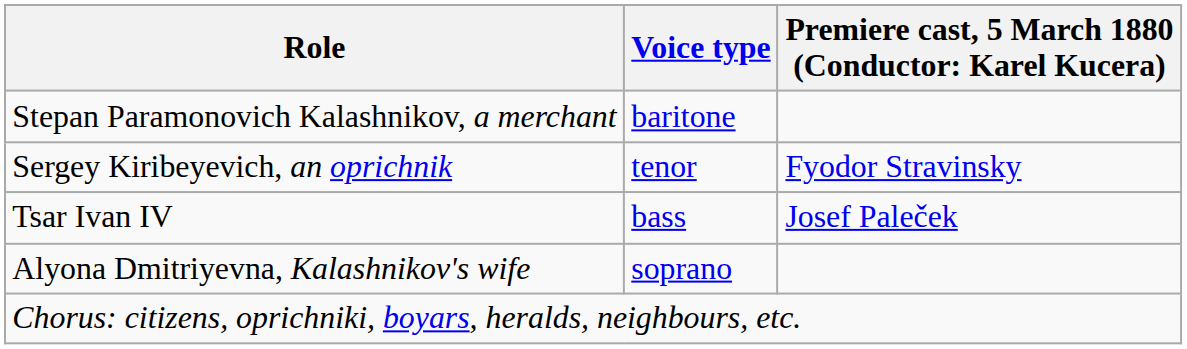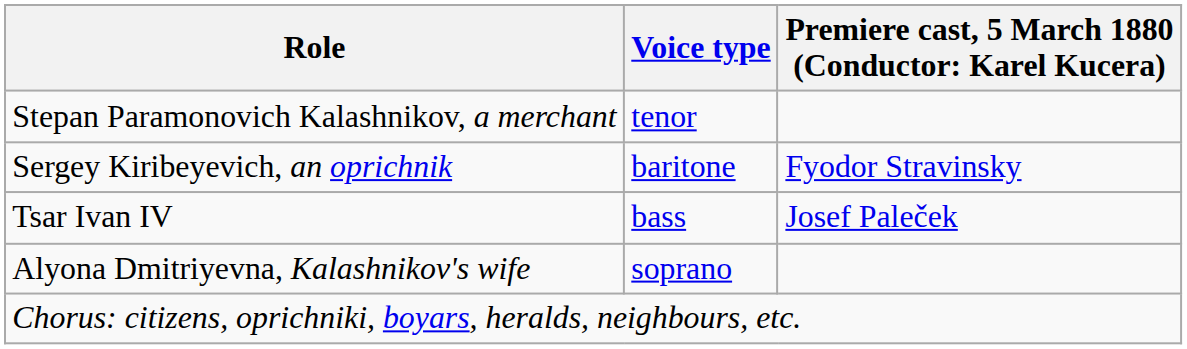(683, 116) baritone -> (664, 116) tenor
(664, 166) tenor -> (683, 166) baritone
